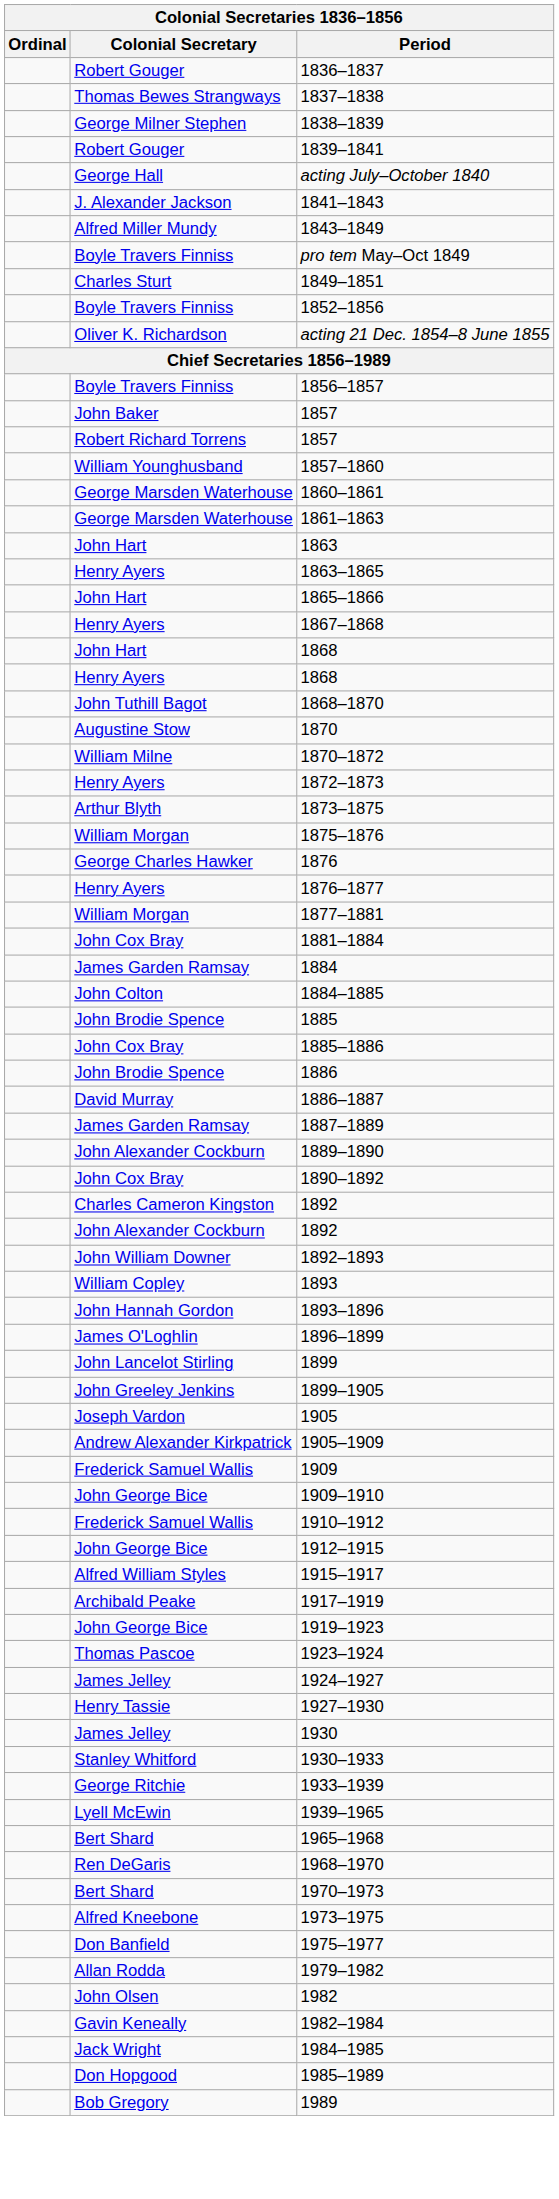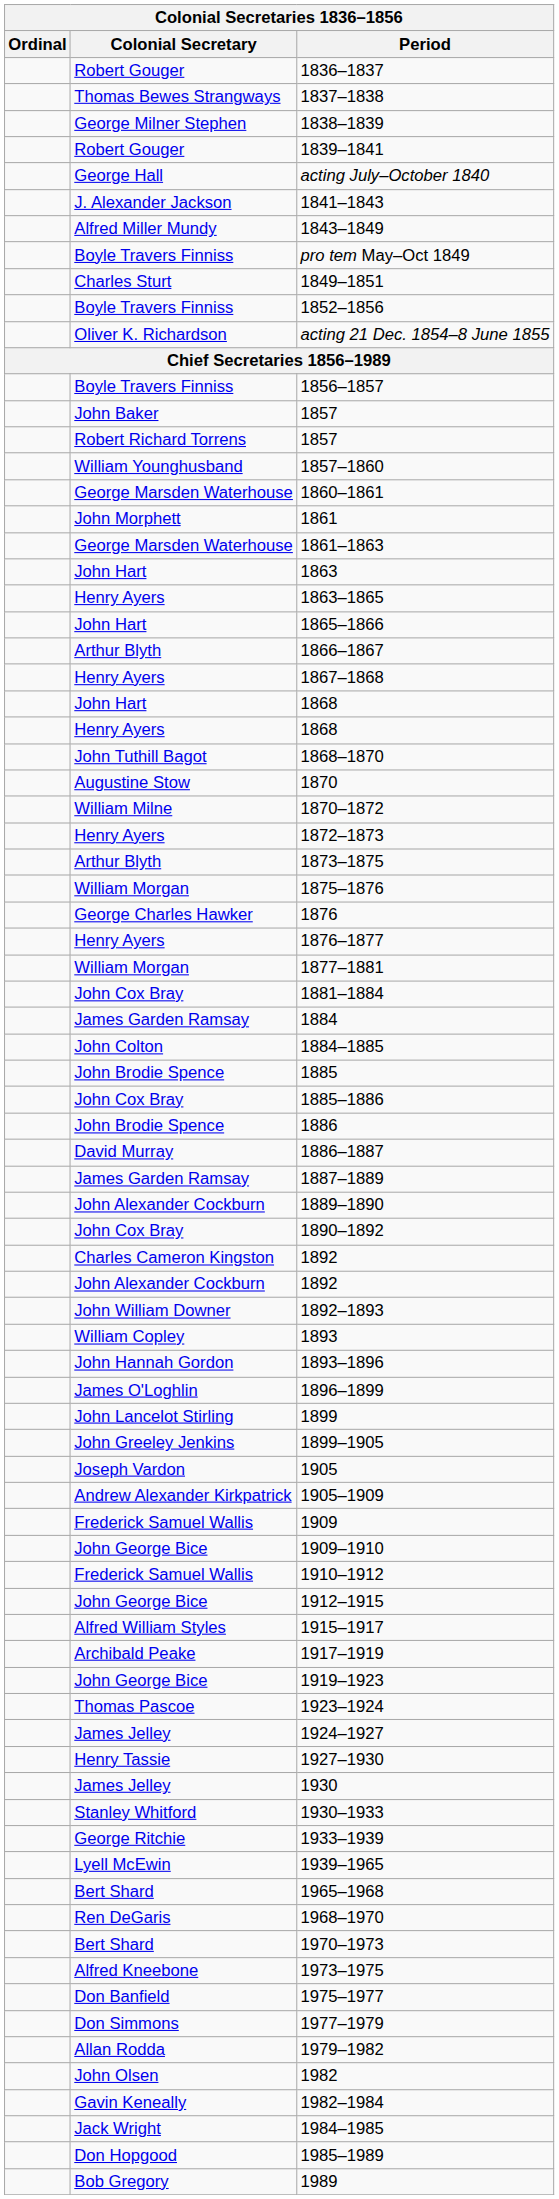+ row: (127, 519)
+ row: (118, 651)
+ row: (127, 2023)
